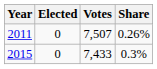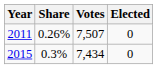columns swapped: (58, 14) <-> (134, 14)
(98, 53) 7,433 -> (90, 53) 7,434
